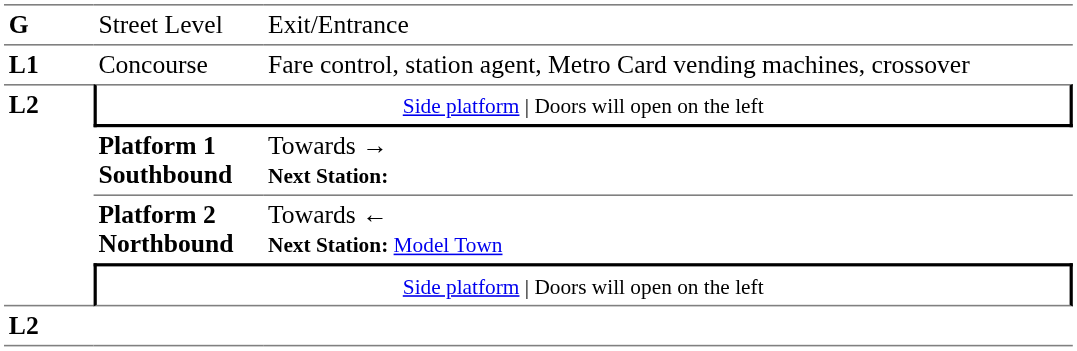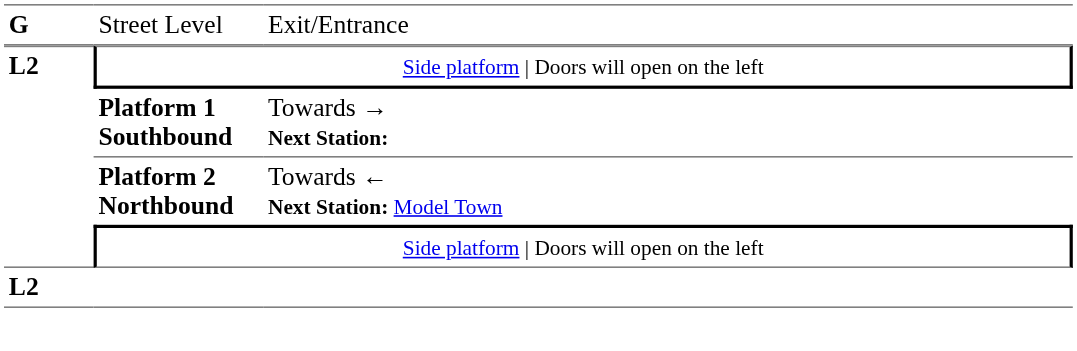- row: (153, 64)
